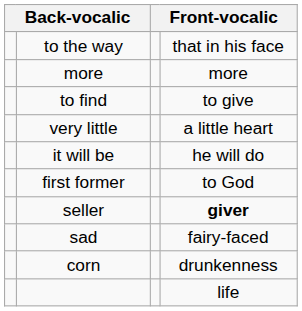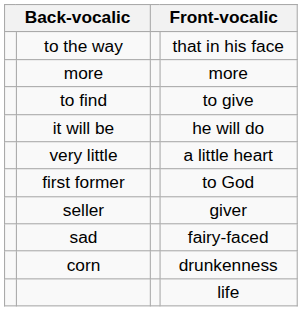rows swapped: (83, 155) <-> (83, 127)
(228, 210) bold -> (228, 210) normal
